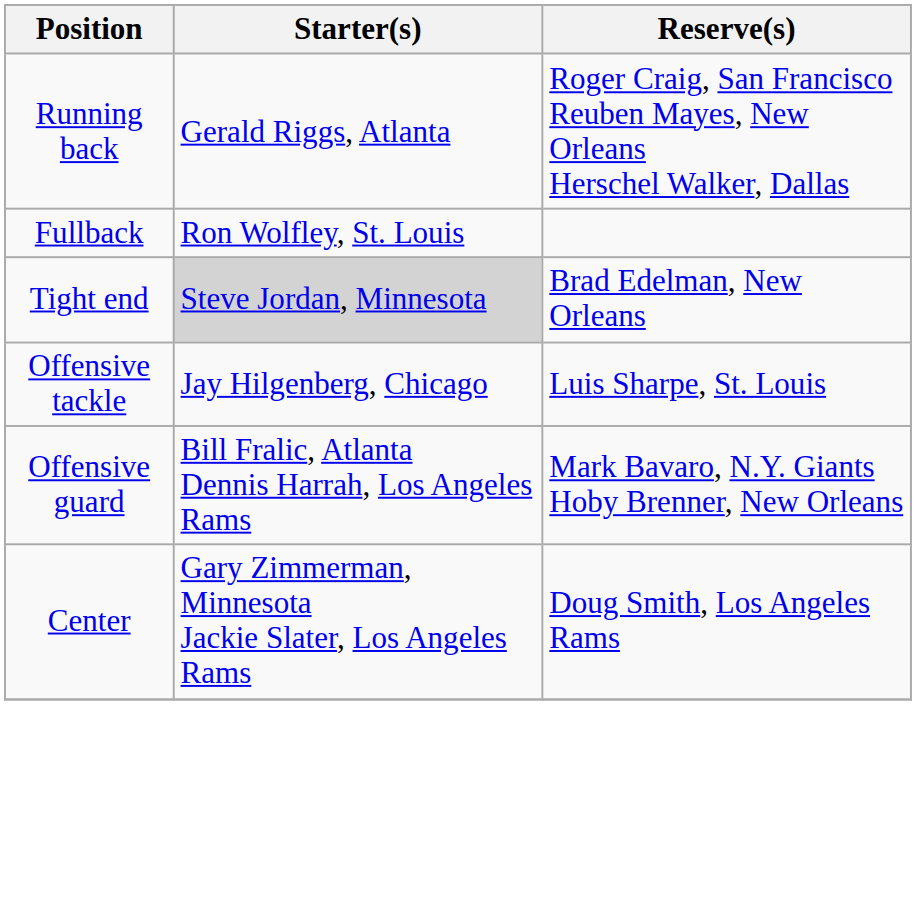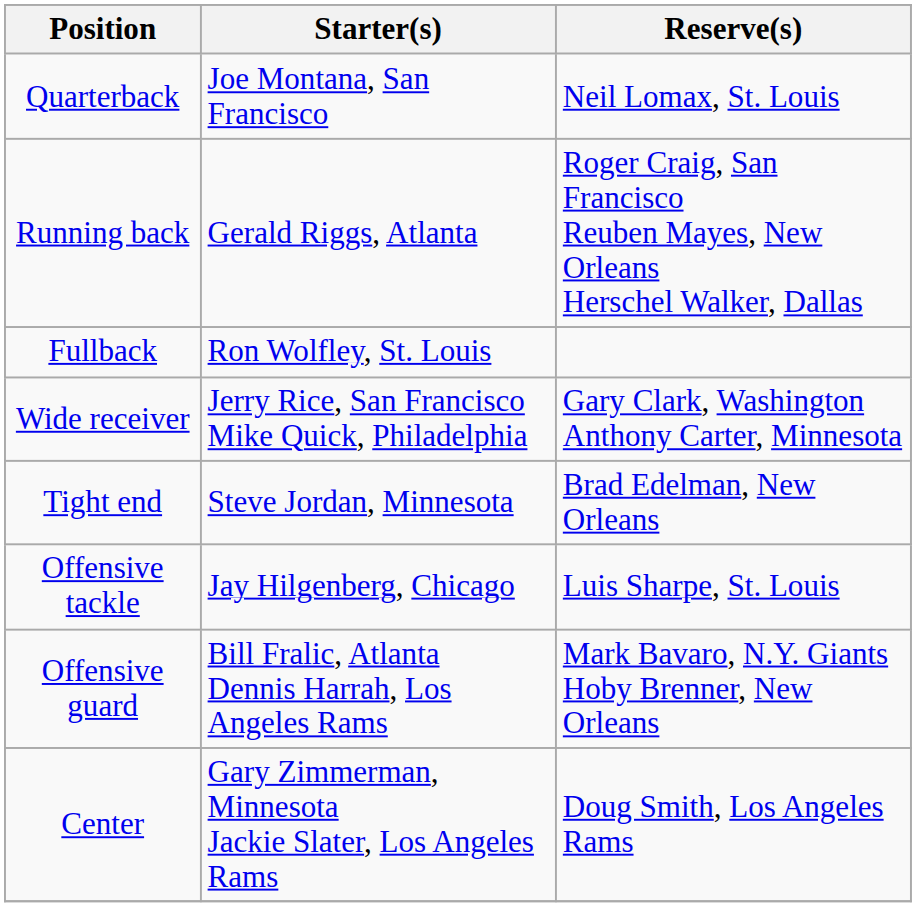+ row: (103, 95)
+ row: (103, 418)
(334, 299) lightgrey background -> (361, 502) no background
